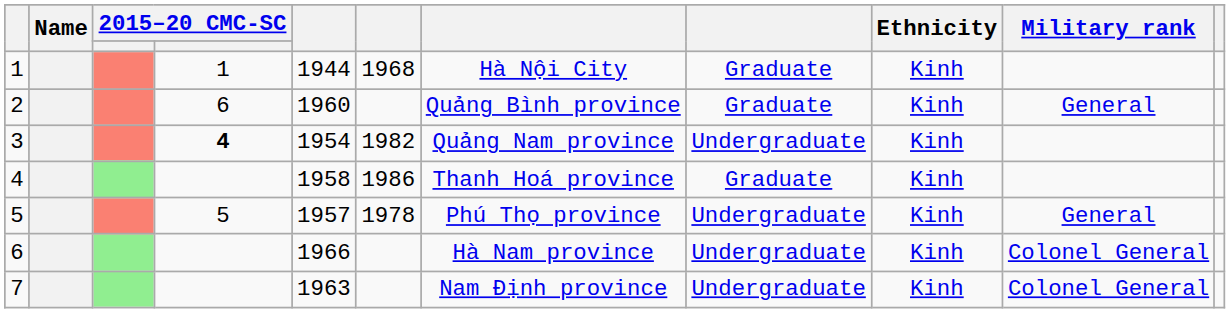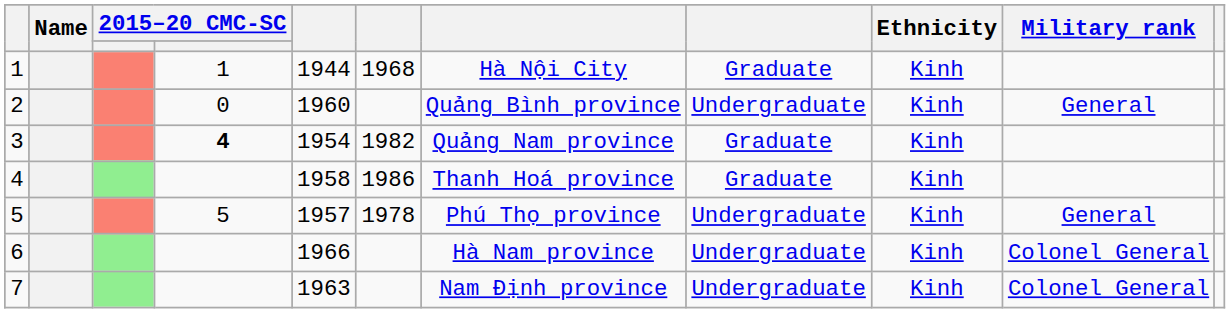(223, 107) 6 -> (223, 107) 0
(779, 107) Graduate -> (779, 107) Undergraduate
(779, 143) Undergraduate -> (779, 143) Graduate
